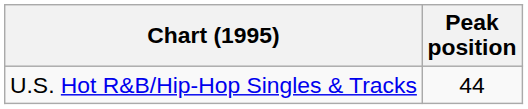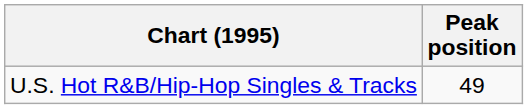(472, 84) 44 -> (472, 84) 49
